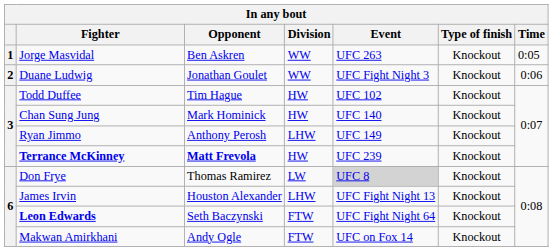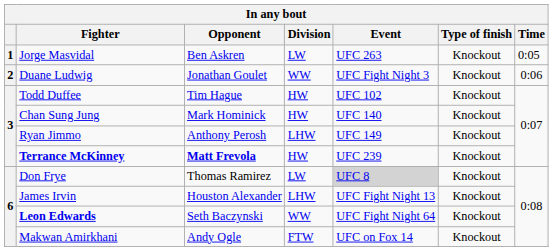(299, 54) WW -> (297, 54) LW
(301, 216) FTW -> (299, 216) WW
